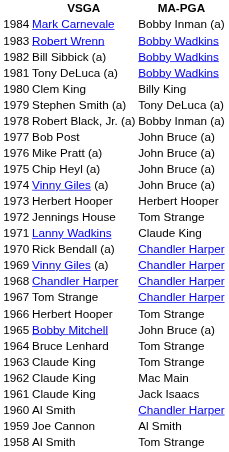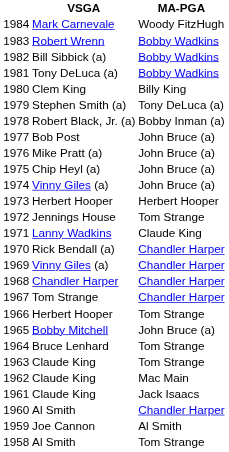(181, 24) Bobby Inman (a) -> (181, 24) Woody FitzHugh
